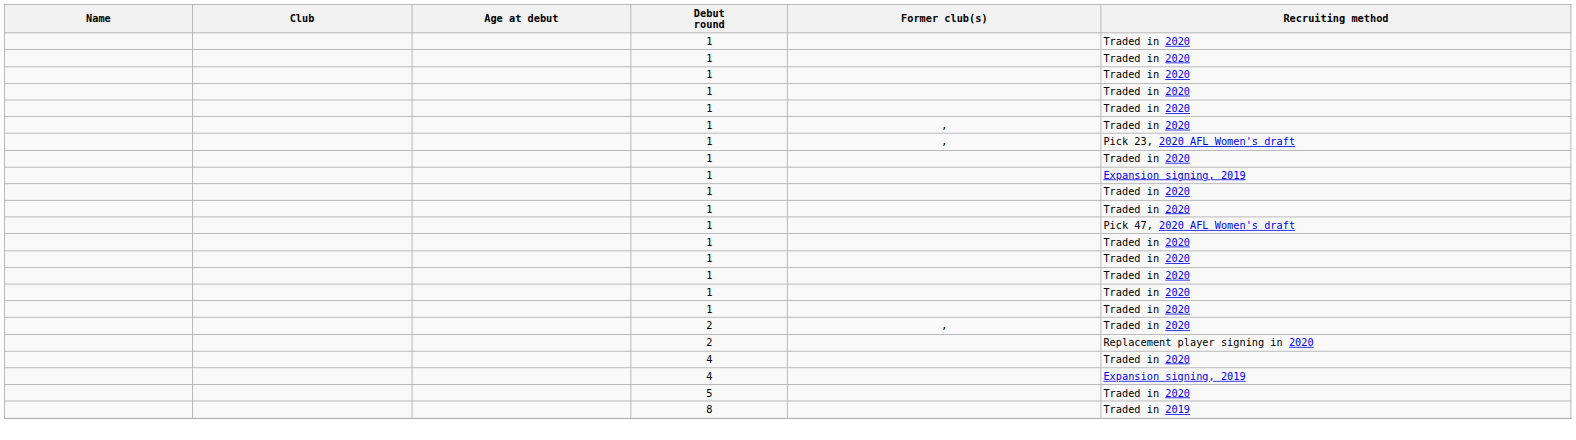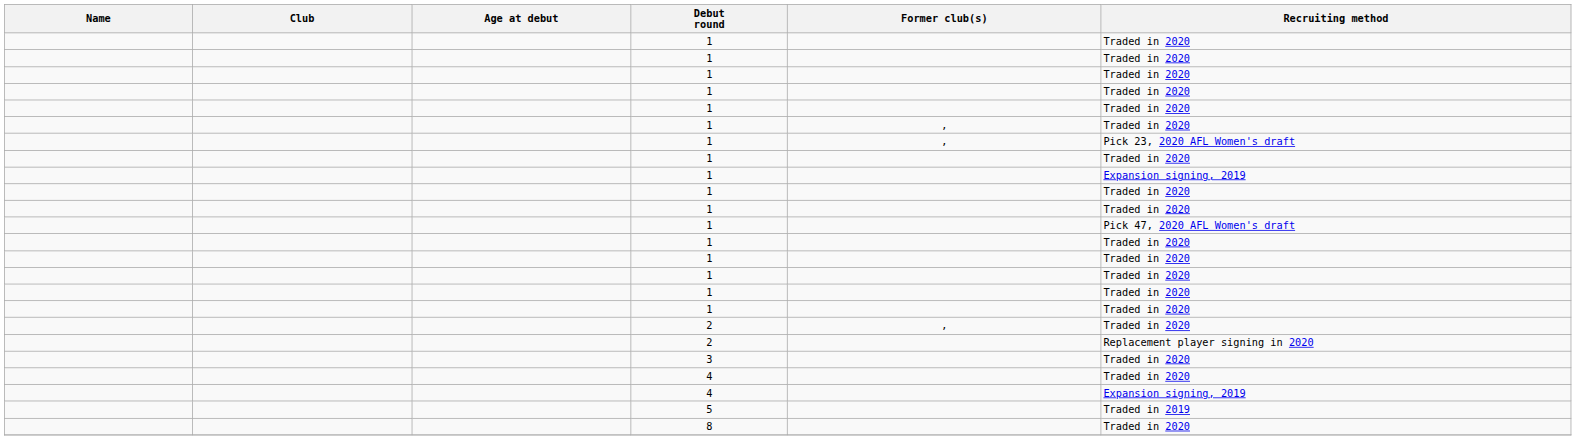+ row: (98, 359)
(1147, 393) Traded in 2020 -> (1147, 410) Traded in 2019
(1147, 410) Traded in 2019 -> (1147, 426) Traded in 2020
